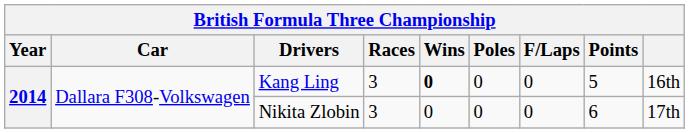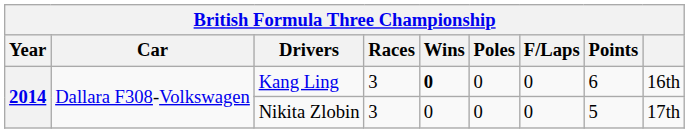(593, 80) 5 -> (593, 80) 6
(593, 111) 6 -> (593, 111) 5
